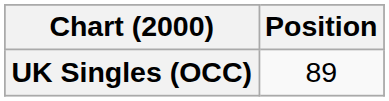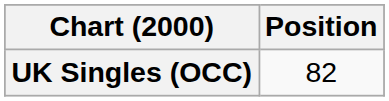(321, 72) 89 -> (321, 72) 82
